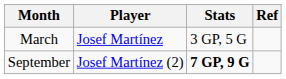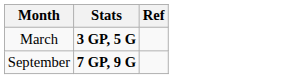- column: (130, 16)
(219, 39) normal -> (106, 39) bold
